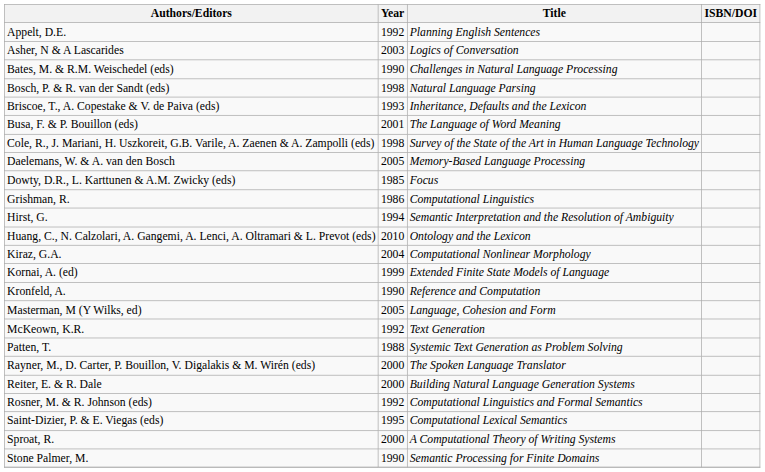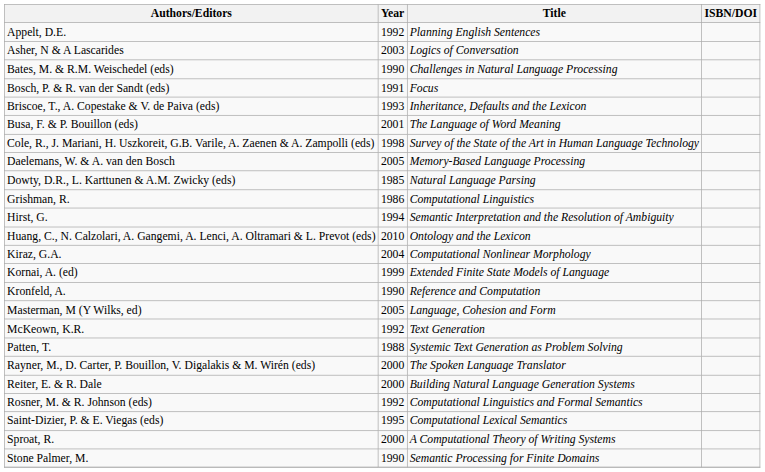(393, 87) 1998 -> (393, 87) 1991
(473, 87) Natural Language Parsing -> (424, 87) Focus
(424, 180) Focus -> (473, 180) Natural Language Parsing
